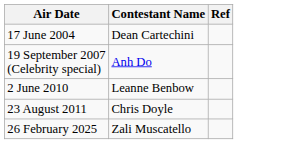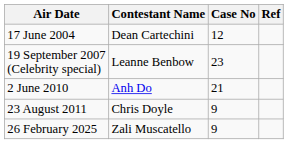+ column: (233, 14)
(132, 61) Anh Do -> (153, 61) Leanne Benbow
(153, 88) Leanne Benbow -> (132, 88) Anh Do
